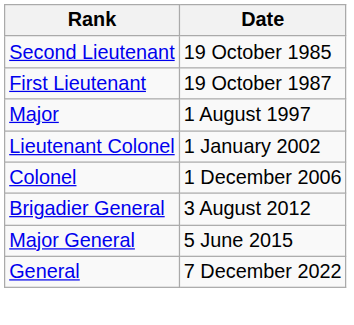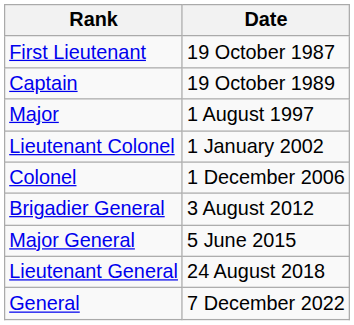- row: (92, 51)
+ row: (43, 83)
+ row: (94, 271)
